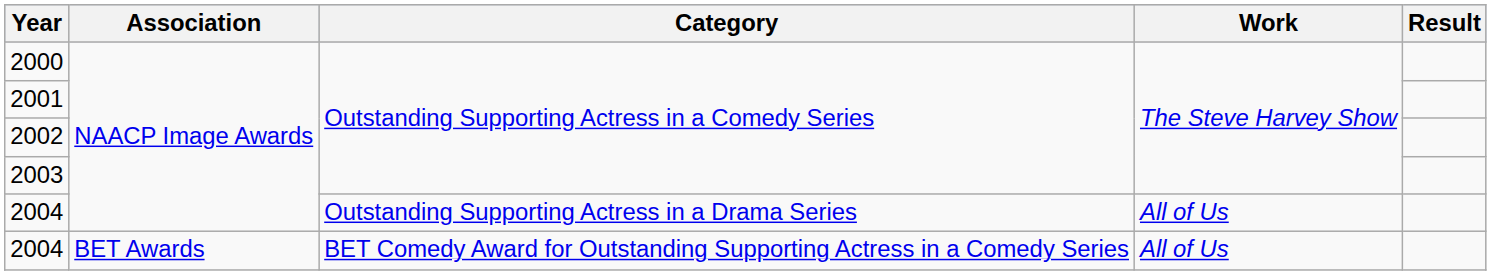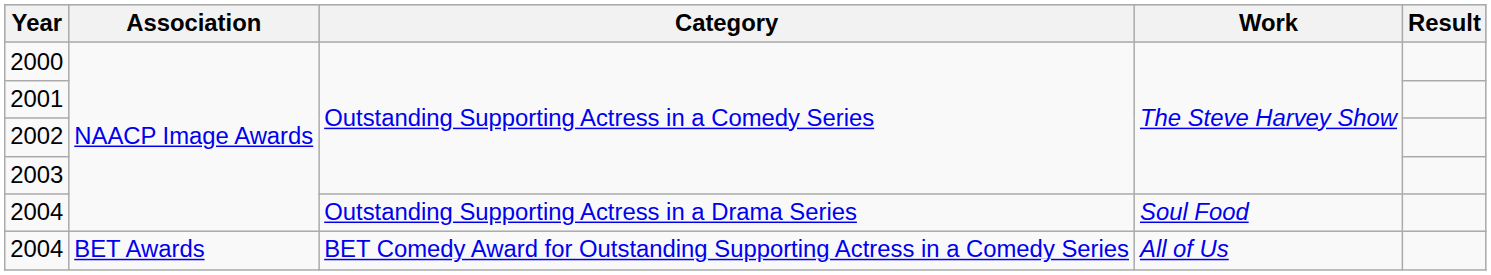(1184, 212) All of Us -> (1194, 212) Soul Food
